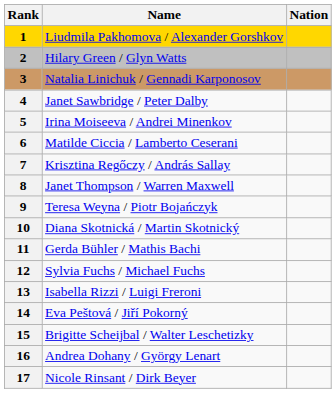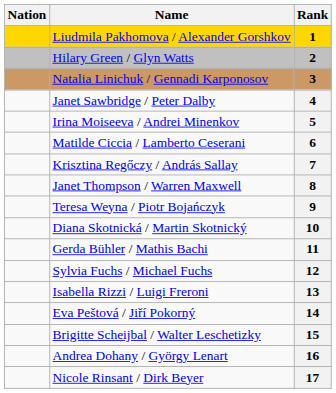columns swapped: (23, 15) <-> (309, 15)
